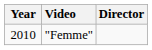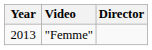(23, 34) 2010 -> (23, 34) 2013
